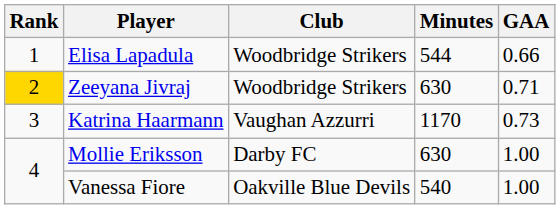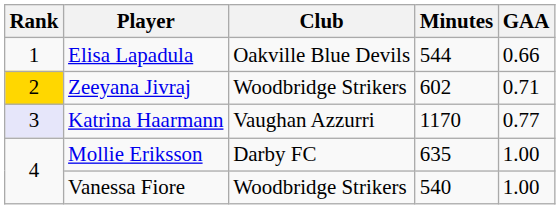(320, 54) Woodbridge Strikers -> (322, 54) Oakville Blue Devils
(435, 87) 630 -> (435, 87) 602
(34, 120) no background -> (34, 120) lavender background
(521, 120) 0.73 -> (521, 120) 0.77
(435, 154) 630 -> (435, 154) 635
(322, 187) Oakville Blue Devils -> (320, 187) Woodbridge Strikers
